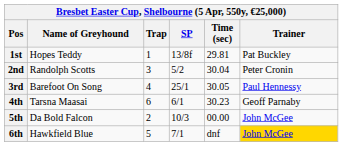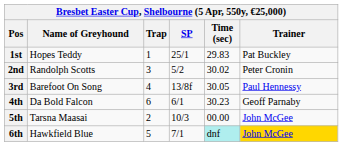(182, 54) 13/8f -> (180, 54) 25/1
(218, 54) 29.81 -> (218, 54) 29.83
(218, 70) 30.04 -> (218, 70) 30.02
(180, 86) 25/1 -> (182, 86) 13/8f
(58, 102) Tarsna Maasai -> (61, 102) Da Bold Falcon
(61, 117) Da Bold Falcon -> (58, 117) Tarsna Maasai
(213, 133) no background -> (213, 133) paleturquoise background
